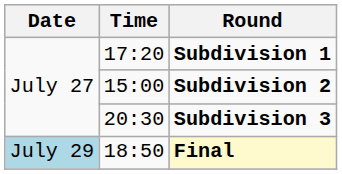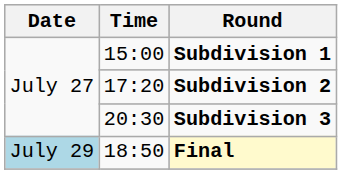(134, 54) 17:20 -> (134, 54) 15:00
(134, 87) 15:00 -> (134, 87) 17:20
